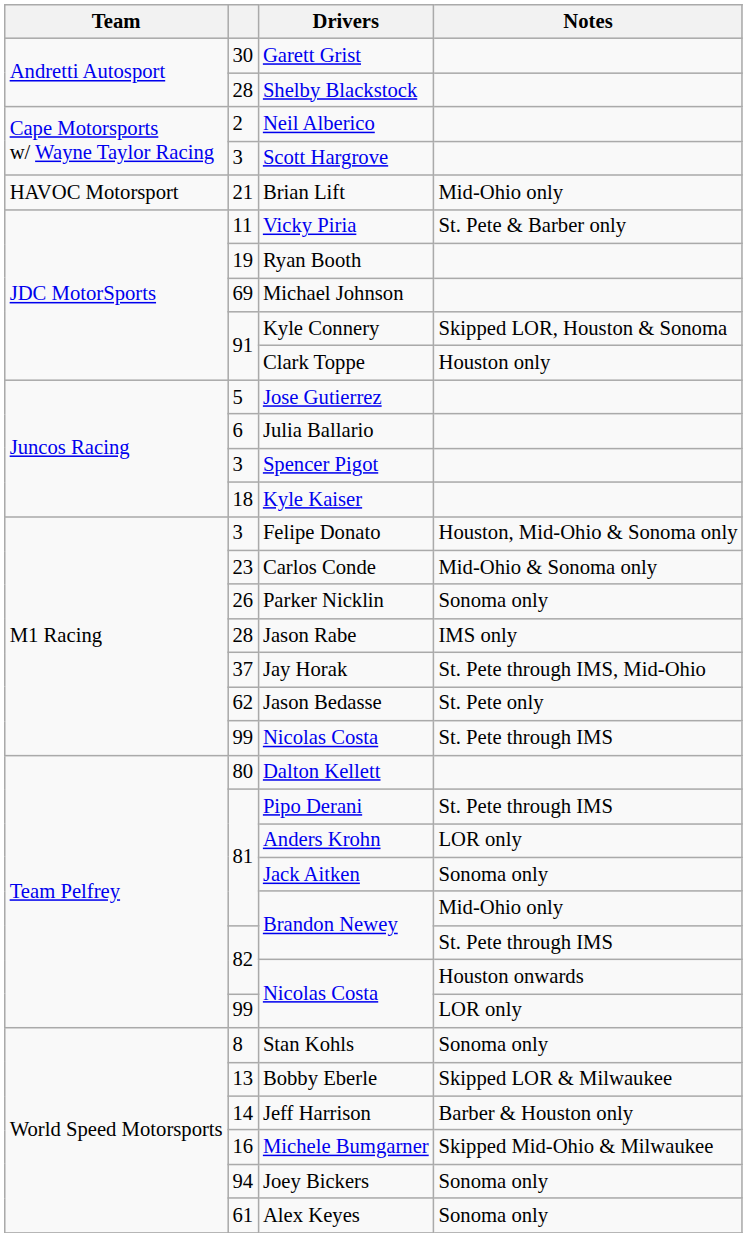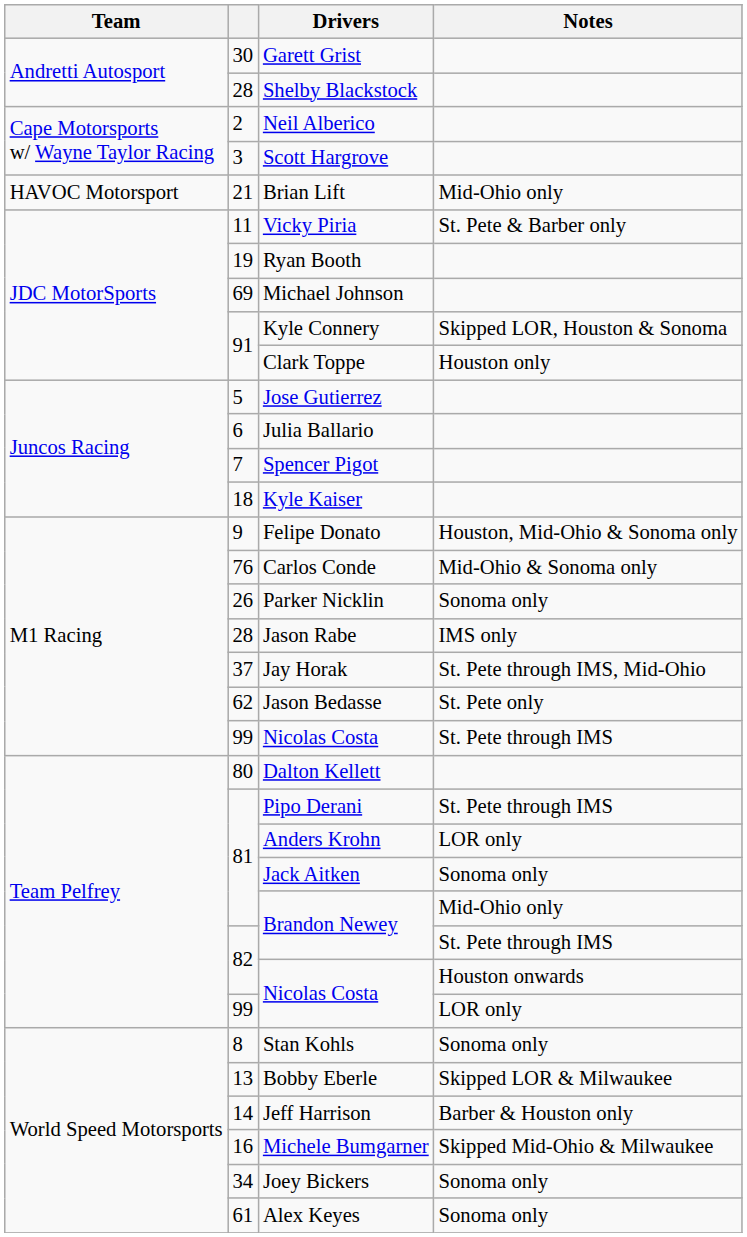(238, 464) 3 -> (238, 464) 7
(238, 532) 3 -> (238, 532) 9
(243, 566) 23 -> (243, 566) 76
(243, 1180) 94 -> (243, 1180) 34
